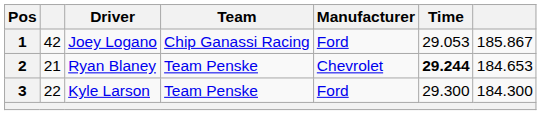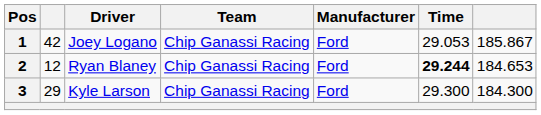(52, 66) 21 -> (52, 66) 12
(211, 66) Team Penske -> (237, 66) Chip Ganassi Racing
(350, 66) Chevrolet -> (333, 66) Ford
(52, 91) 22 -> (52, 91) 29
(211, 91) Team Penske -> (237, 91) Chip Ganassi Racing
